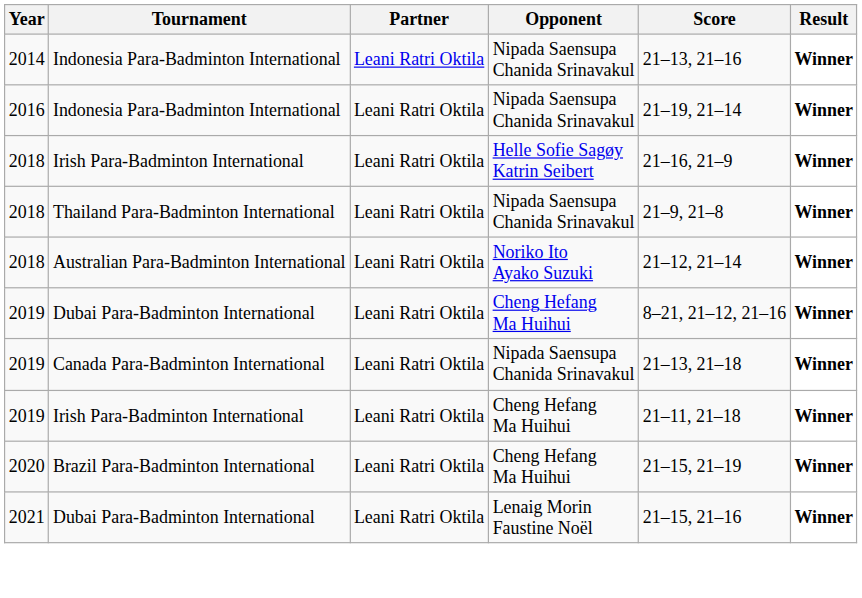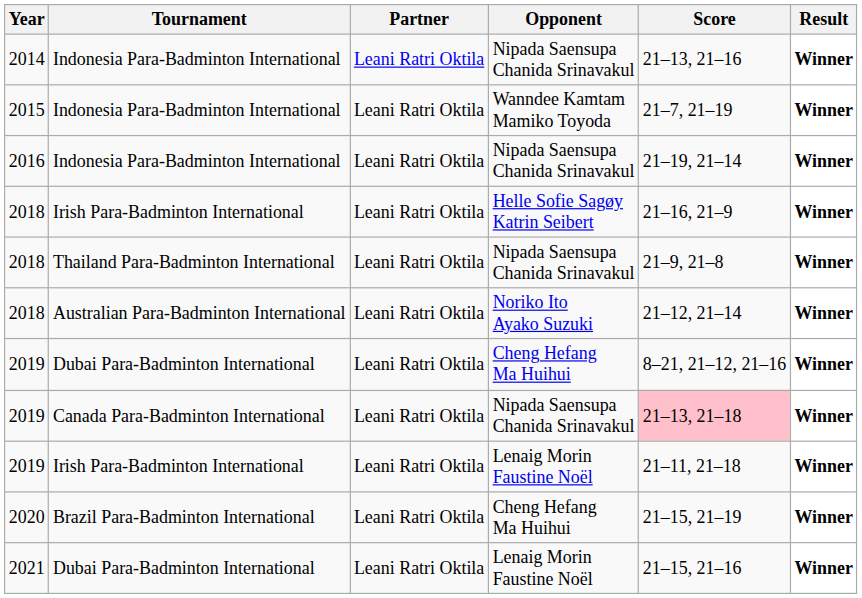+ row: (27, 110)
(692, 364) no background -> (692, 415) pink background
(545, 415) Cheng Hefang Ma Huihui -> (543, 466) Lenaig Morin Faustine Noël
